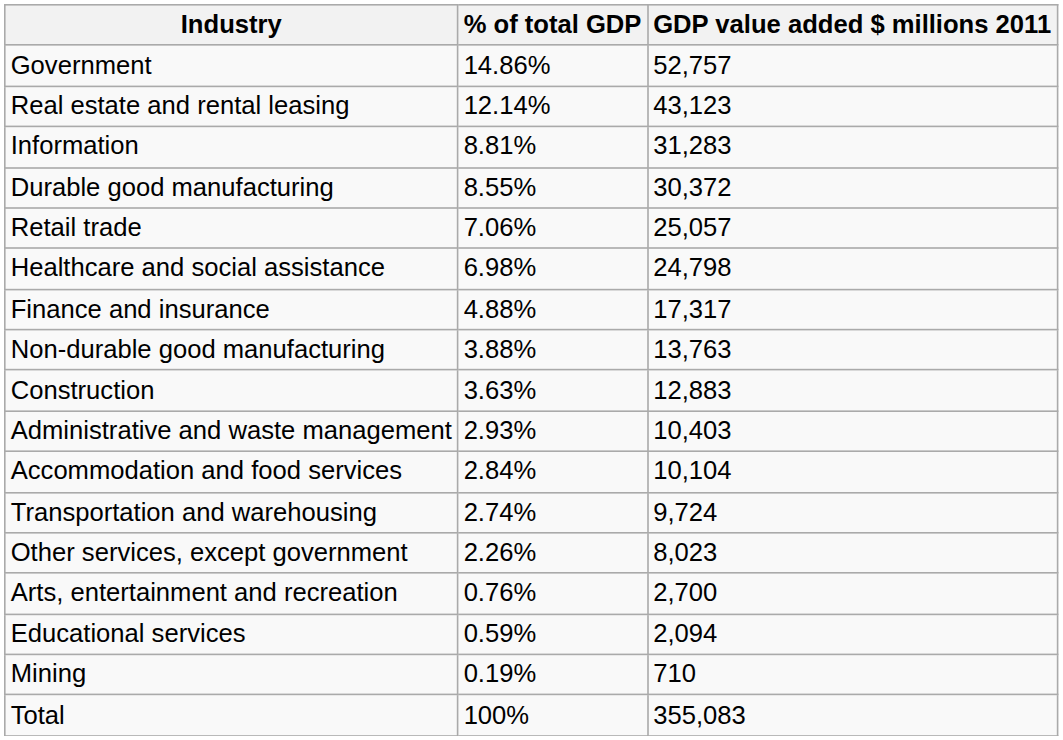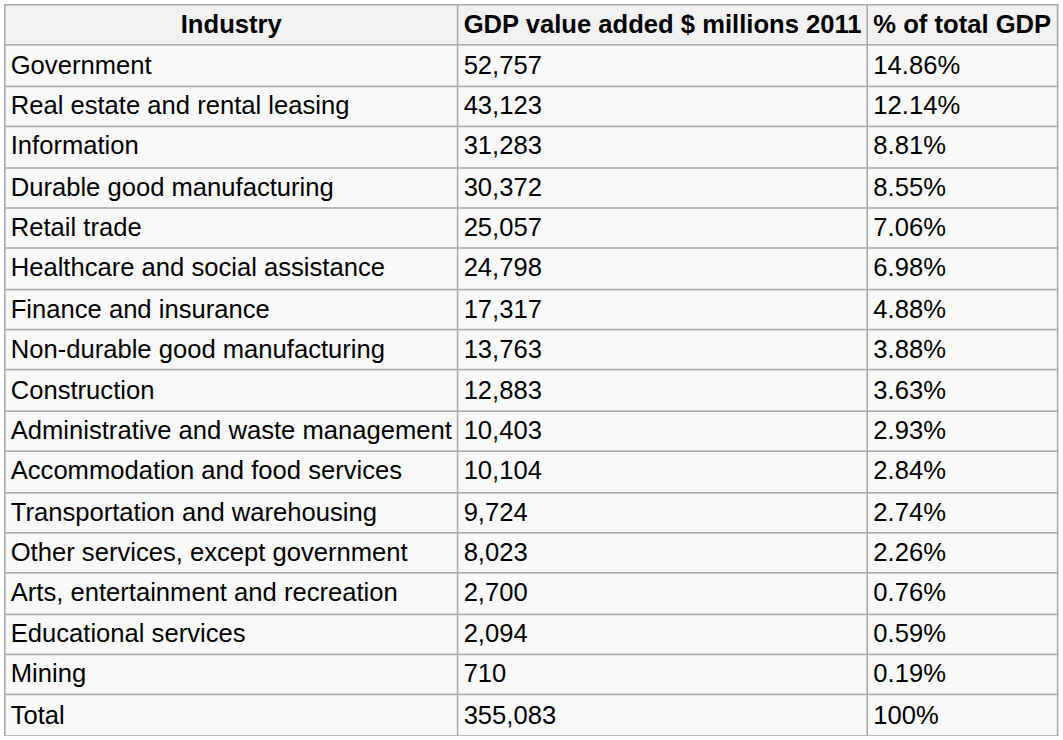columns swapped: (852, 24) <-> (553, 24)
